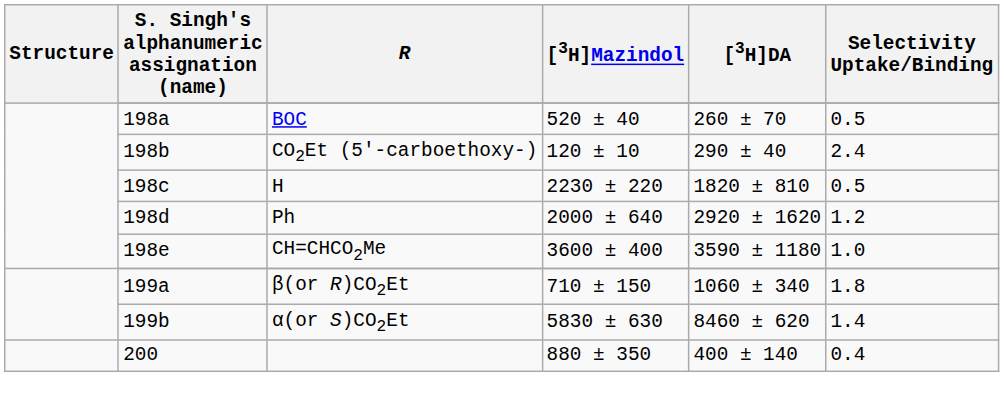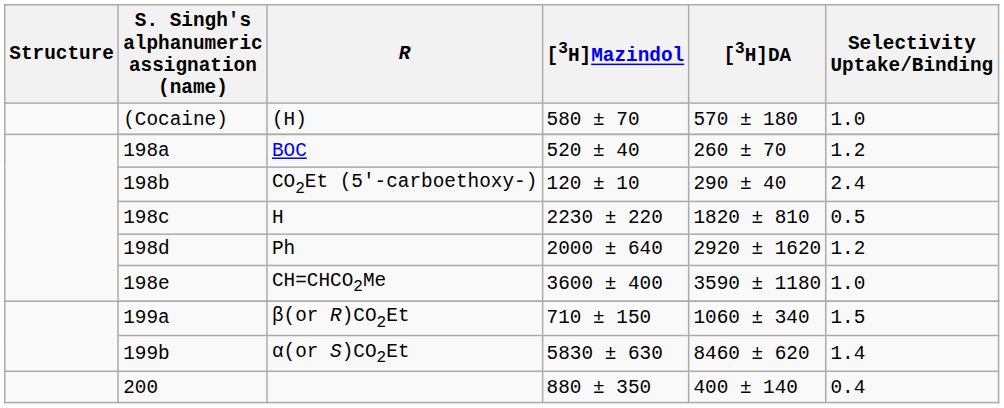+ row: (176, 119)
(848, 119) 0.5 -> (848, 151) 1.2
(848, 287) 1.8 -> (848, 318) 1.5
